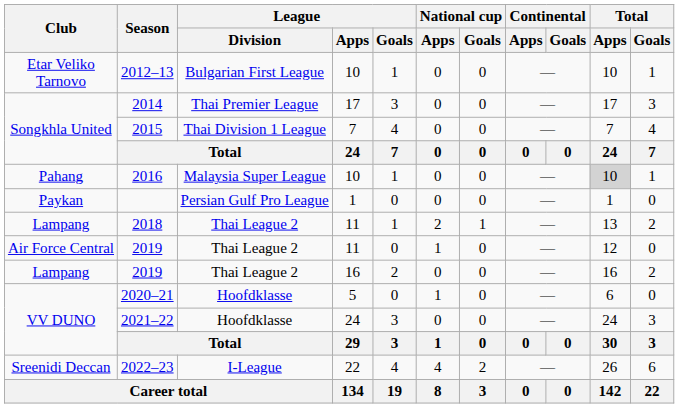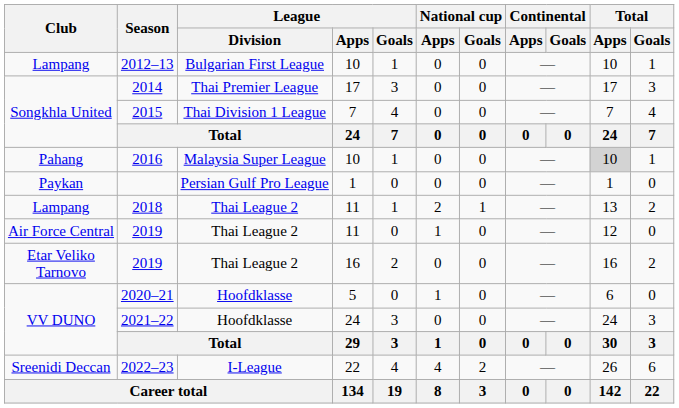(61, 72) Etar Veliko Tarnovo -> (61, 64) Lampang
(61, 271) Lampang -> (61, 263) Etar Veliko Tarnovo
